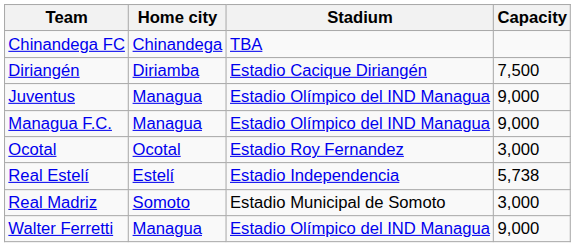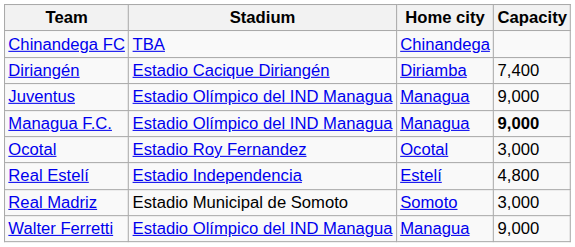columns swapped: (177, 17) <-> (360, 17)
(518, 70) 7,500 -> (518, 70) 7,400
(518, 123) normal -> (518, 123) bold
(518, 176) 5,738 -> (518, 176) 4,800
